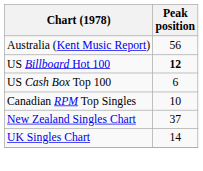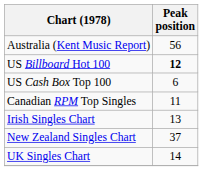(175, 100) 10 -> (175, 100) 11
+ row: (51, 119)
